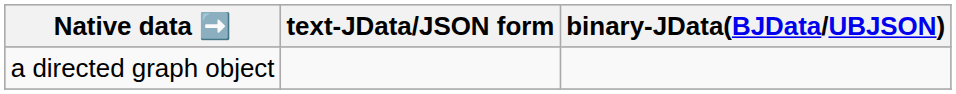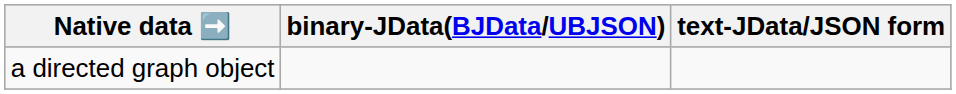columns swapped: (420, 25) <-> (756, 25)
